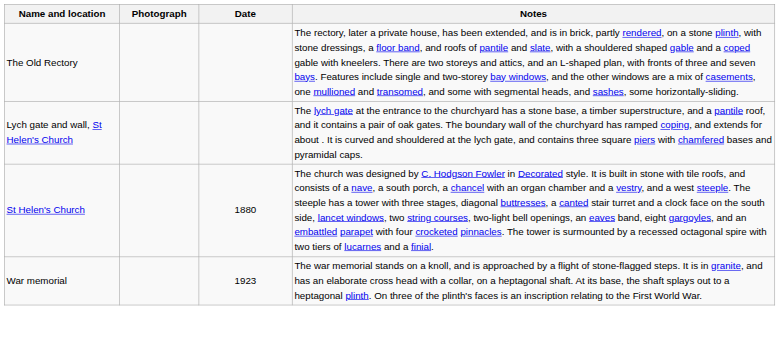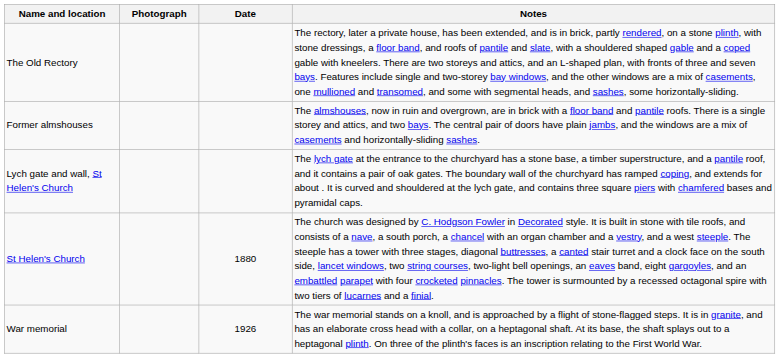+ row: (50, 125)
(245, 280) 1923 -> (245, 329) 1926
